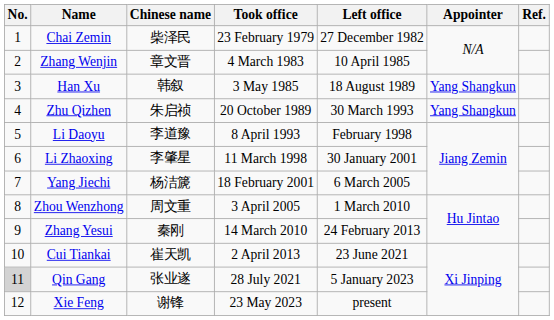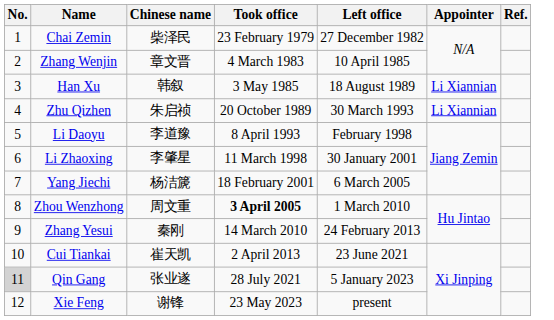(473, 86) Yang Shangkun -> (464, 86) Li Xiannian
(473, 110) Yang Shangkun -> (464, 110) Li Xiannian
(266, 206) normal -> (266, 206) bold
